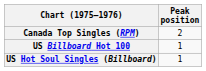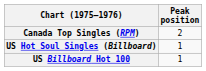rows swapped: (81, 46) <-> (81, 60)
